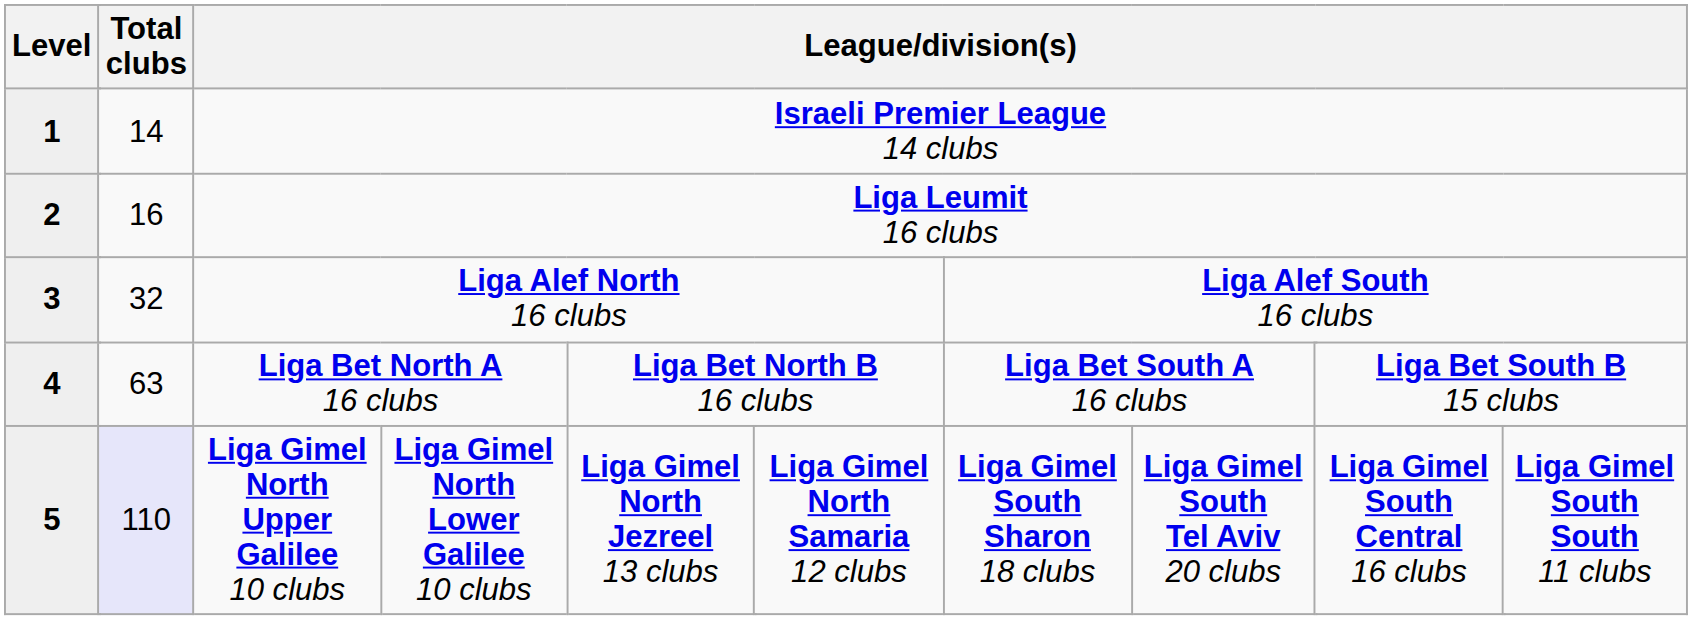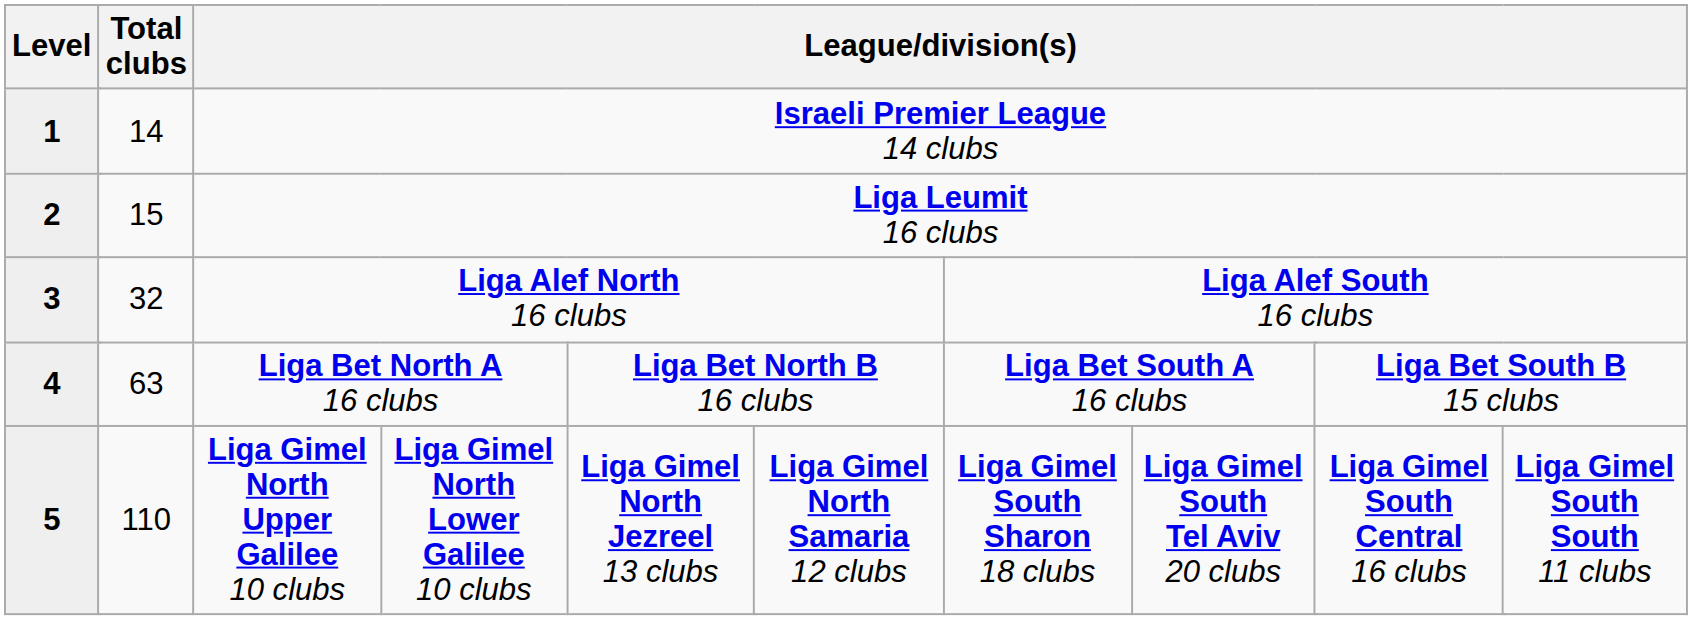(146, 214) 16 -> (146, 214) 15
(146, 519) lavender background -> (146, 519) no background
